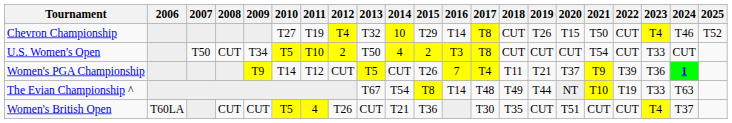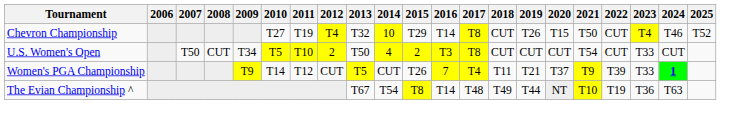(656, 71) T36 -> (645, 71) T33
(656, 90) T33 -> (645, 90) T36
- row: (59, 109)
